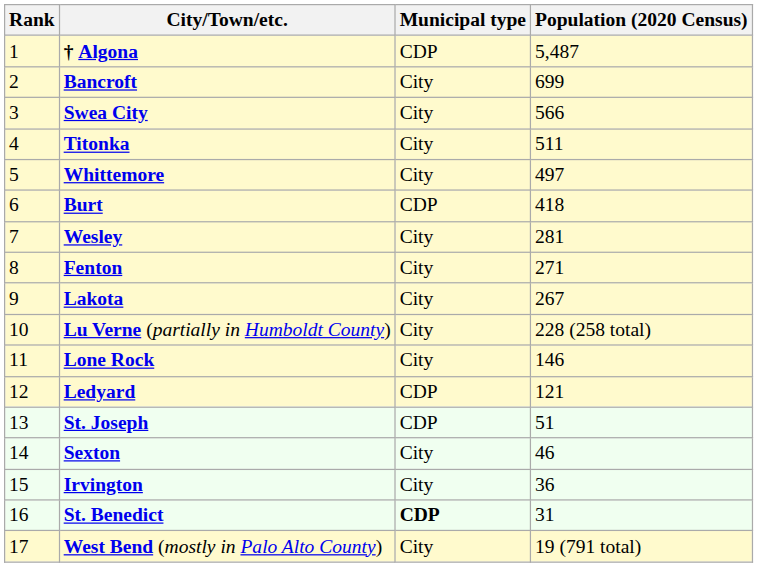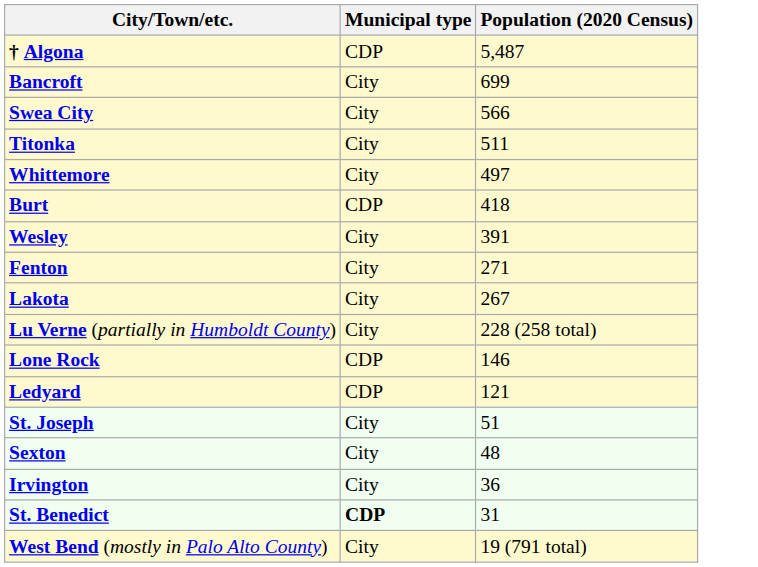- column: (32, 19)
(550, 236) 281 -> (495, 236) 391
(416, 360) City -> (364, 360) CDP
(419, 422) CDP -> (362, 422) City
(545, 453) 46 -> (490, 453) 48
